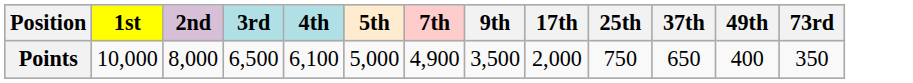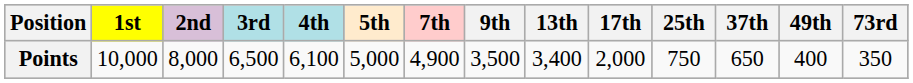+ column: (557, 22)
